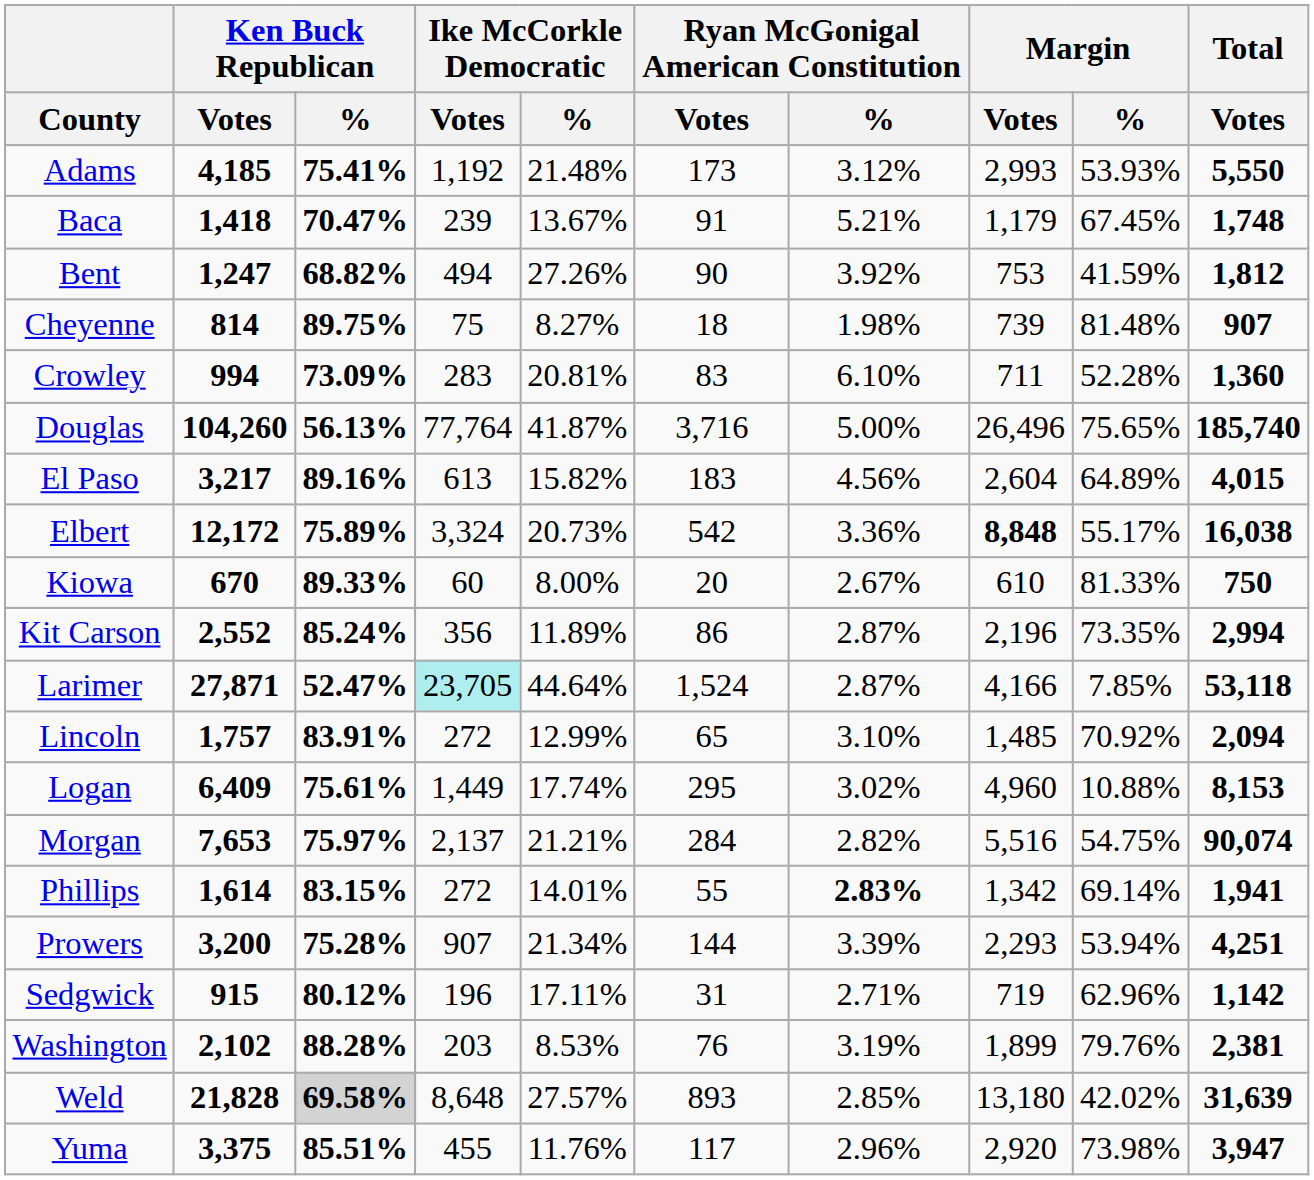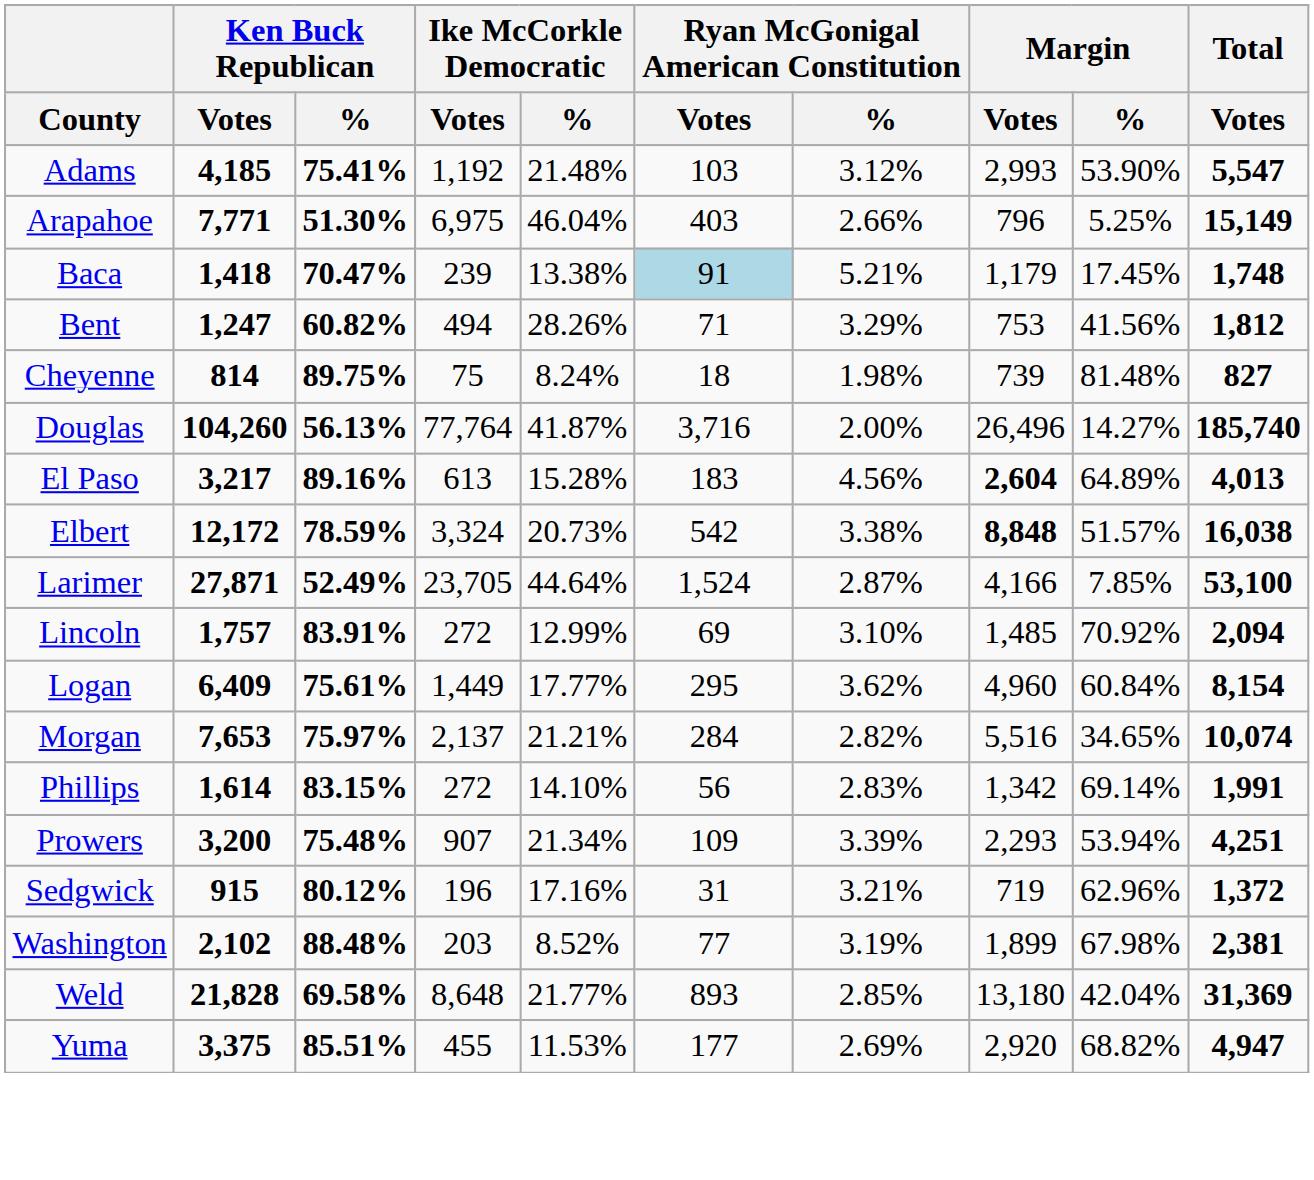(712, 169) 173 -> (714, 169) 103
(1130, 169) 53.93% -> (1130, 169) 53.90%
(1248, 169) 5,550 -> (1248, 169) 5,547
+ row: (90, 221)
(577, 221) 13.67% -> (577, 272) 13.38%
(712, 221) no background -> (714, 272) lightblue background
(1130, 221) 67.45% -> (1130, 272) 17.45%
(355, 272) 68.82% -> (355, 324) 60.82%
(577, 272) 27.26% -> (577, 324) 28.26%
(712, 272) 90 -> (714, 324) 71
(879, 272) 3.92% -> (881, 324) 3.29%
(1130, 272) 41.59% -> (1130, 324) 41.56%
(577, 324) 8.27% -> (577, 375) 8.24%
(1248, 324) 907 -> (1248, 375) 827
- row: (90, 375)
(879, 427) 5.00% -> (881, 427) 2.00%
(1130, 427) 75.65% -> (1130, 427) 14.27%
(577, 478) 15.82% -> (577, 478) 15.28%
(1020, 478) normal -> (1020, 478) bold
(1248, 478) 4,015 -> (1248, 478) 4,013
(355, 530) 75.89% -> (355, 530) 78.59%
(879, 530) 3.36% -> (881, 530) 3.38%
(1130, 530) 55.17% -> (1130, 530) 51.57%
- row: (90, 581)
- row: (90, 633)
(355, 684) 52.47% -> (355, 581) 52.49%
(468, 684) paleturquoise background -> (468, 581) no background
(1248, 684) 53,118 -> (1248, 581) 53,100
(712, 736) 65 -> (714, 633) 69
(577, 787) 17.74% -> (577, 684) 17.77%
(879, 787) 3.02% -> (881, 684) 3.62%
(1130, 787) 10.88% -> (1130, 684) 60.84%
(1248, 787) 8,153 -> (1248, 684) 8,154
(1130, 839) 54.75% -> (1130, 736) 34.65%
(1248, 839) 90,074 -> (1248, 736) 10,074
(577, 890) 14.01% -> (577, 787) 14.10%
(712, 890) 55 -> (714, 787) 56
(879, 890) bold -> (881, 787) normal
(1248, 890) 1,941 -> (1248, 787) 1,991
(355, 942) 75.28% -> (355, 839) 75.48%
(712, 942) 144 -> (714, 839) 109
(577, 993) 17.11% -> (577, 890) 17.16%
(879, 993) 2.71% -> (881, 890) 3.21%
(1248, 993) 1,142 -> (1248, 890) 1,372
(355, 1045) 88.28% -> (355, 942) 88.48%
(577, 1045) 8.53% -> (577, 942) 8.52%
(712, 1045) 76 -> (714, 942) 77
(1130, 1045) 79.76% -> (1130, 942) 67.98%
(355, 1097) lightgrey background -> (355, 993) no background
(577, 1097) 27.57% -> (577, 993) 21.77%
(1130, 1097) 42.02% -> (1130, 993) 42.04%
(1248, 1097) 31,639 -> (1248, 993) 31,369
(577, 1148) 11.76% -> (577, 1045) 11.53%
(712, 1148) 117 -> (714, 1045) 177
(879, 1148) 2.96% -> (881, 1045) 2.69%
(1130, 1148) 73.98% -> (1130, 1045) 68.82%
(1248, 1148) 3,947 -> (1248, 1045) 4,947
